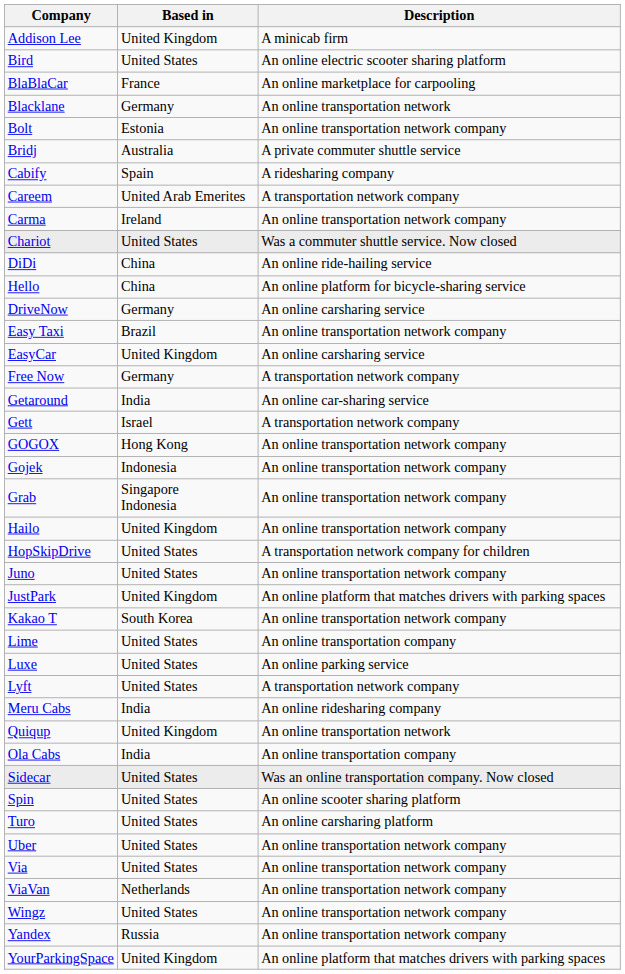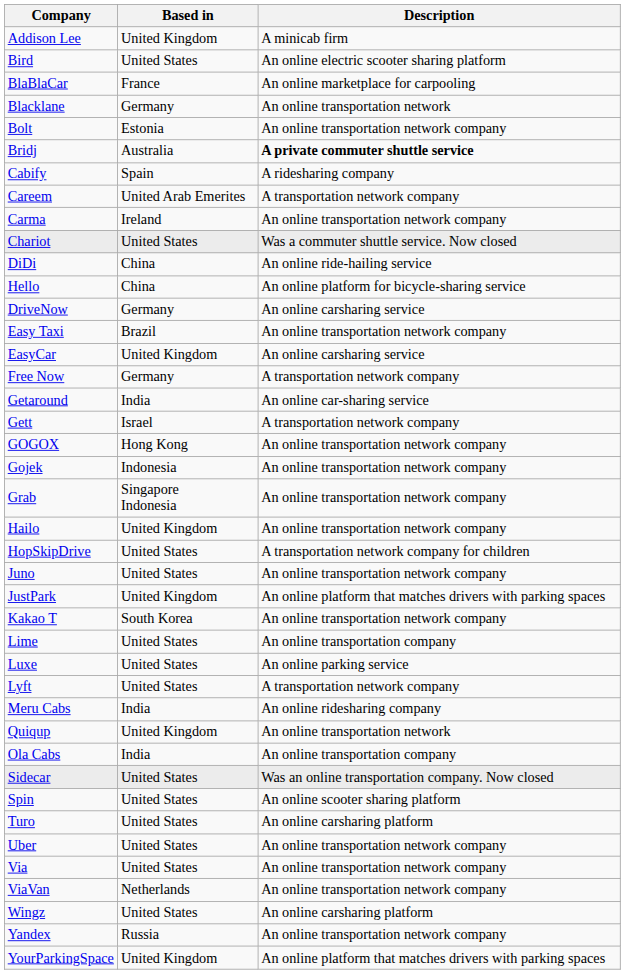(361, 151) normal -> (367, 151) bold
(384, 912) An online transportation network company -> (347, 912) An online carsharing platform
